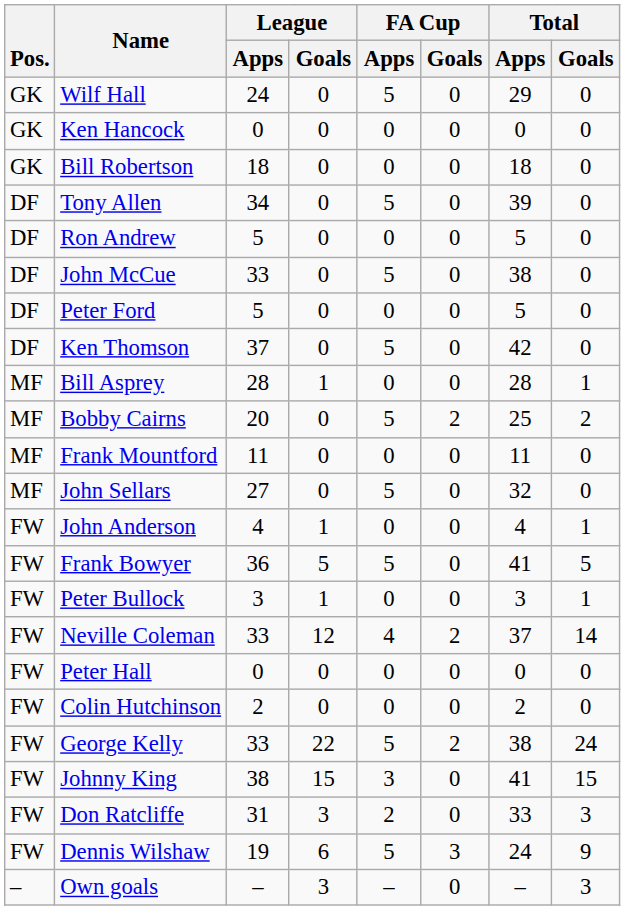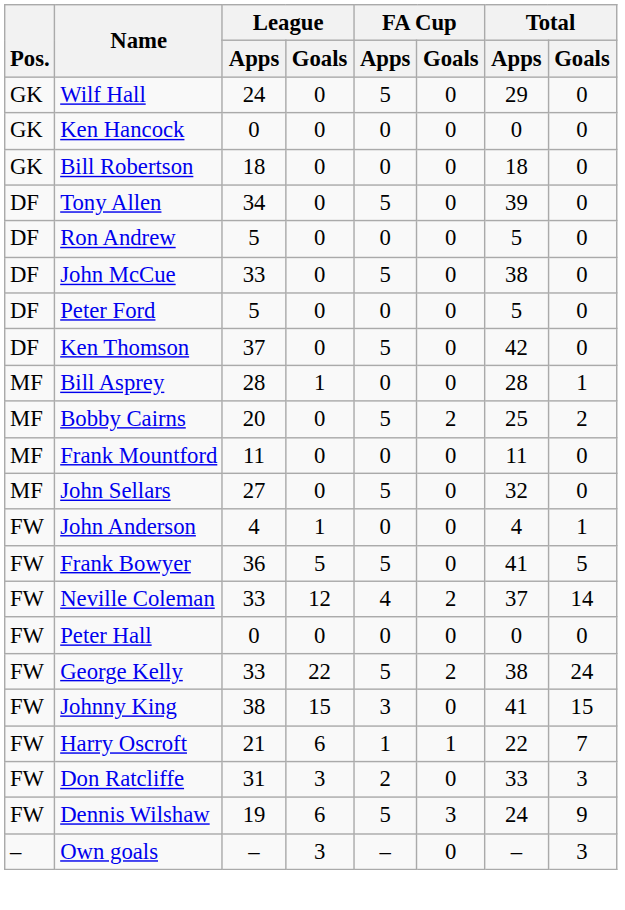- row: (122, 599)
- row: (141, 707)
+ row: (124, 743)
